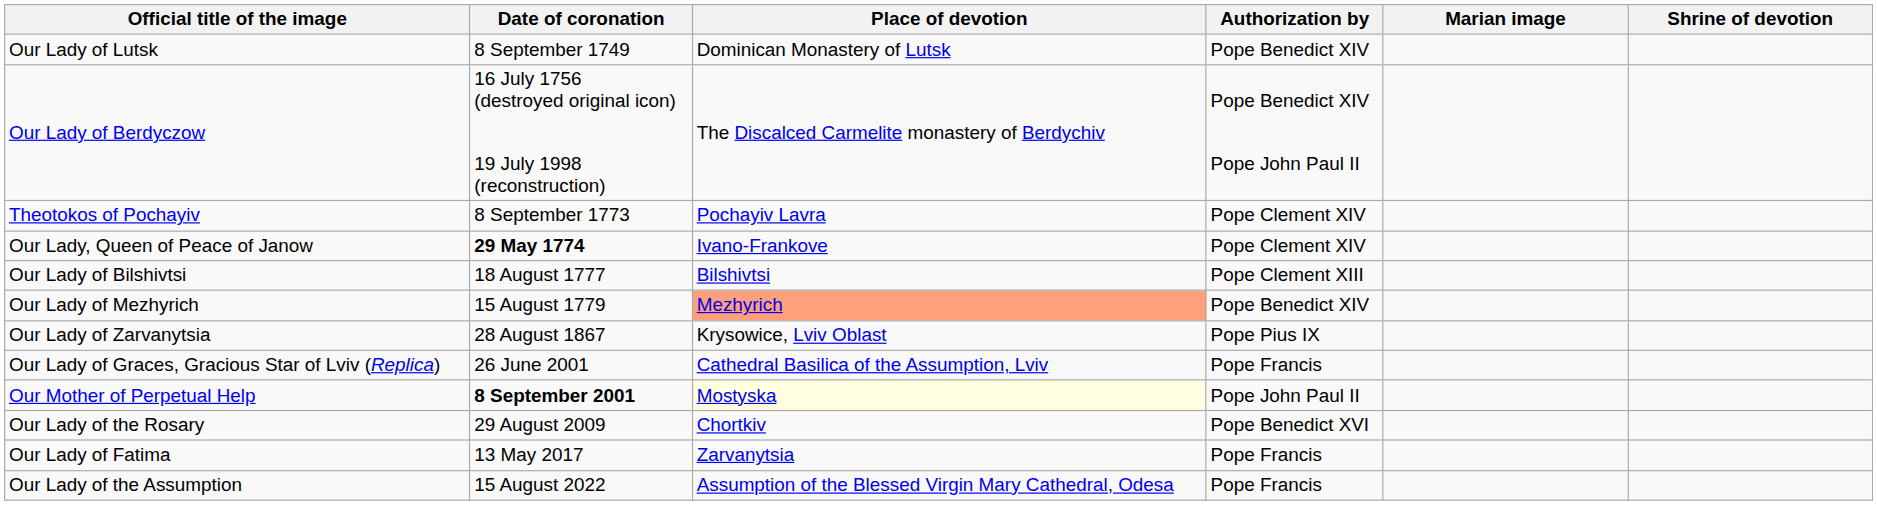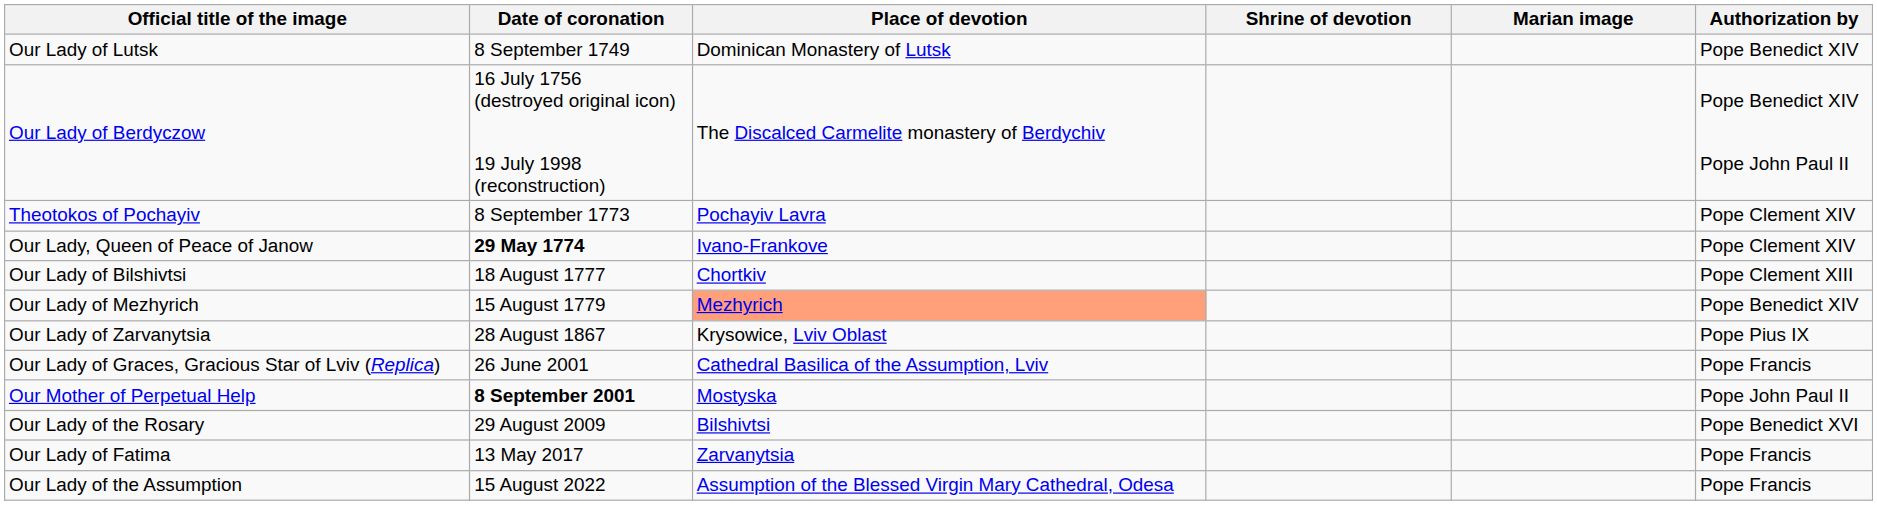columns swapped: (1295, 19) <-> (1750, 19)
(733, 275) Bilshivtsi -> (731, 275) Chortkiv
(737, 395) lightyellow background -> (737, 395) no background
(731, 425) Chortkiv -> (733, 425) Bilshivtsi
